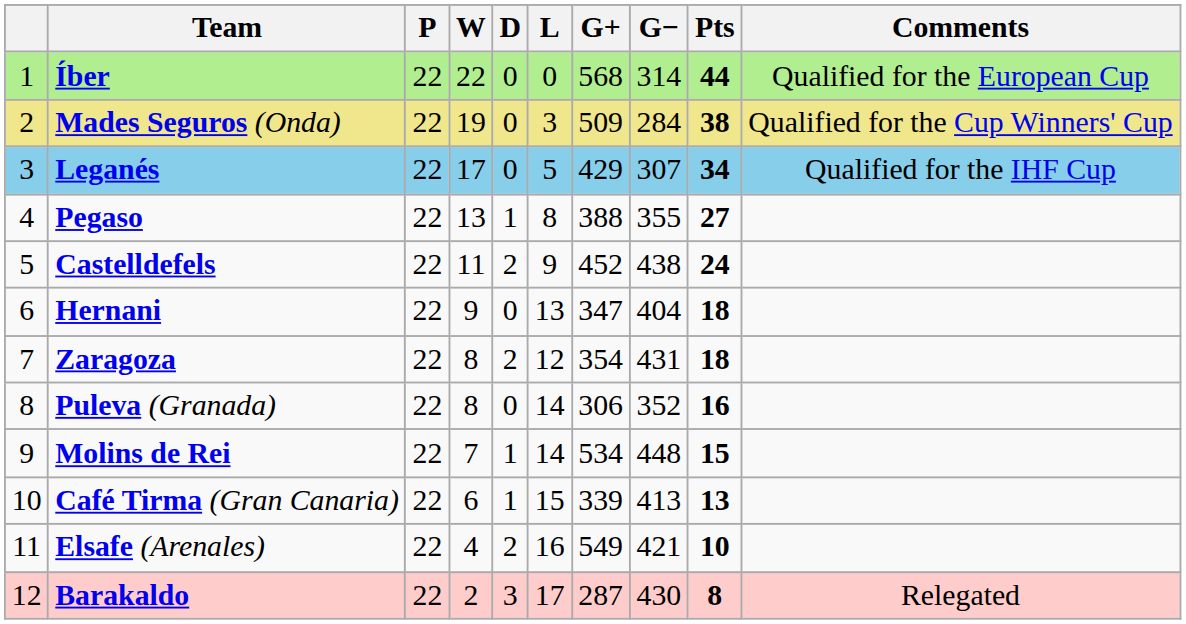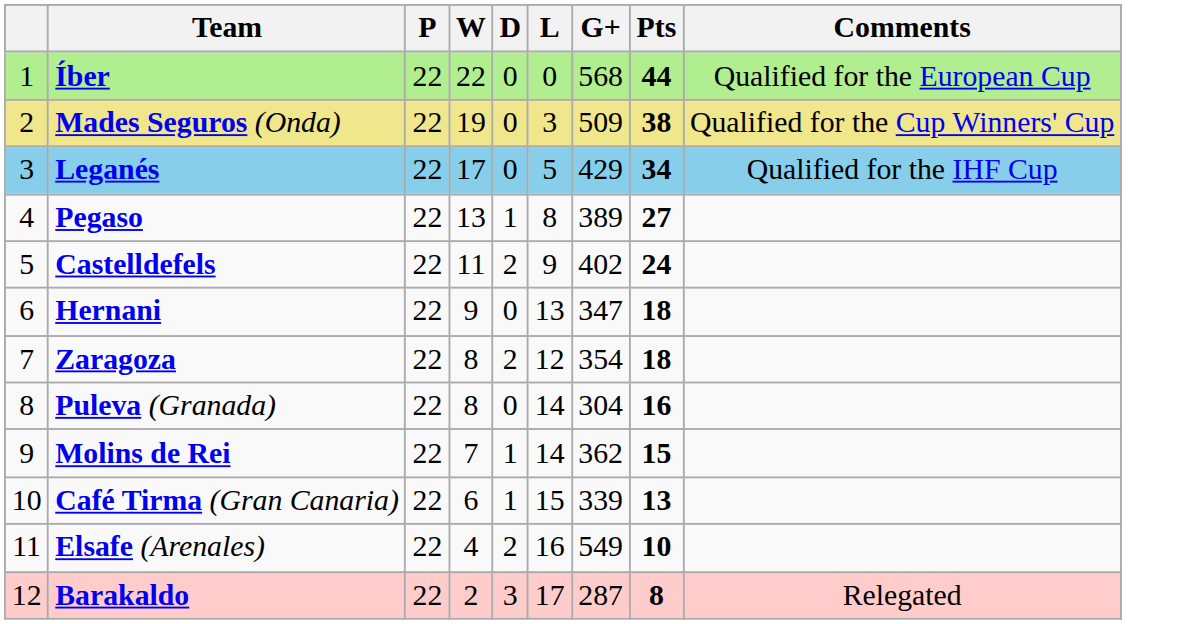- column: (659, 28)
(601, 216) 388 -> (601, 216) 389
(601, 264) 452 -> (601, 264) 402
(601, 405) 306 -> (601, 405) 304
(601, 452) 534 -> (601, 452) 362
